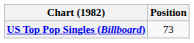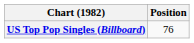(168, 29) 73 -> (168, 29) 76
